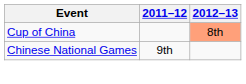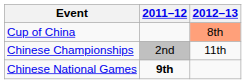+ row: (70, 50)
(165, 50) normal -> (165, 69) bold
